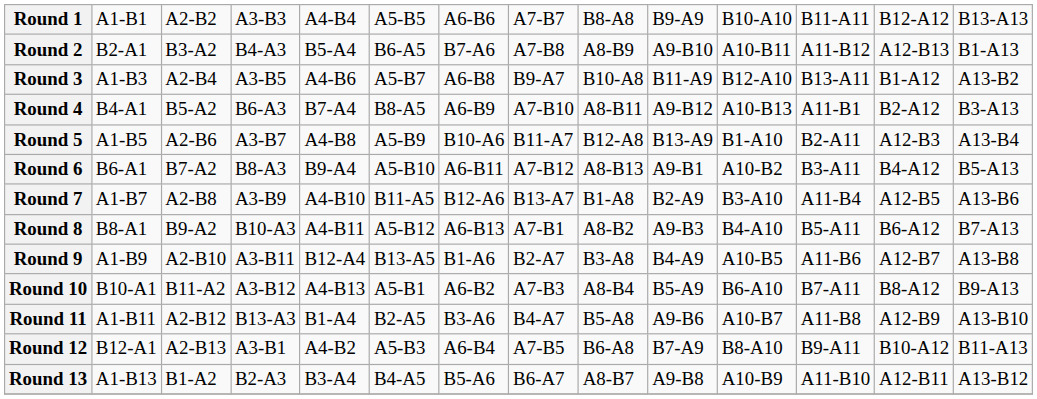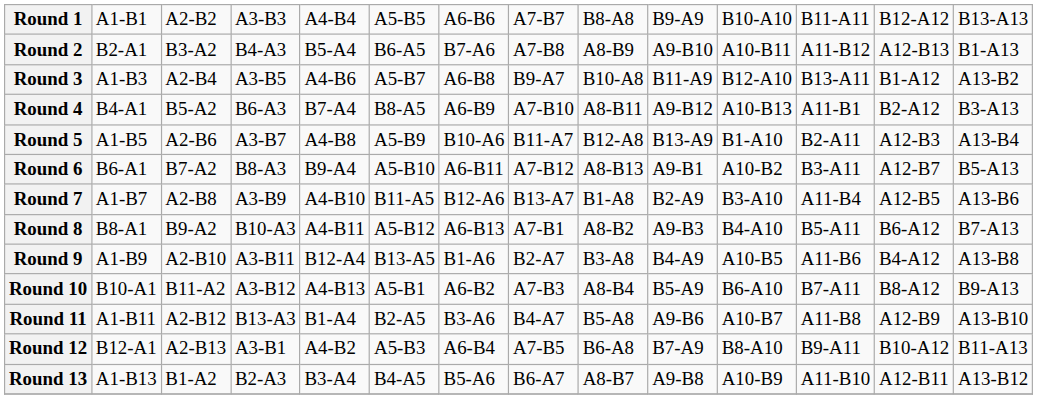(909, 169) B4-A12 -> (909, 169) A12-B7
(909, 259) A12-B7 -> (909, 259) B4-A12
